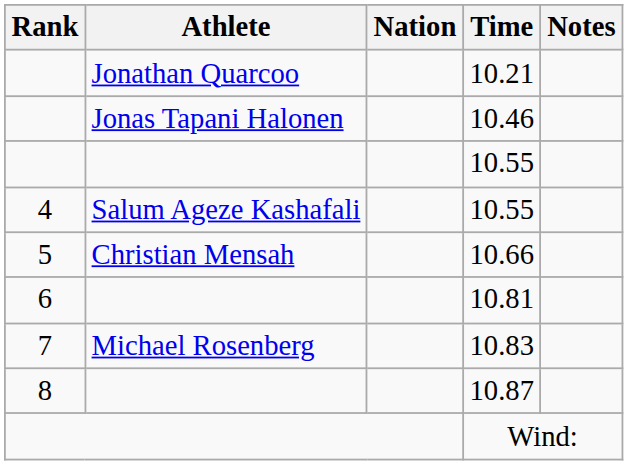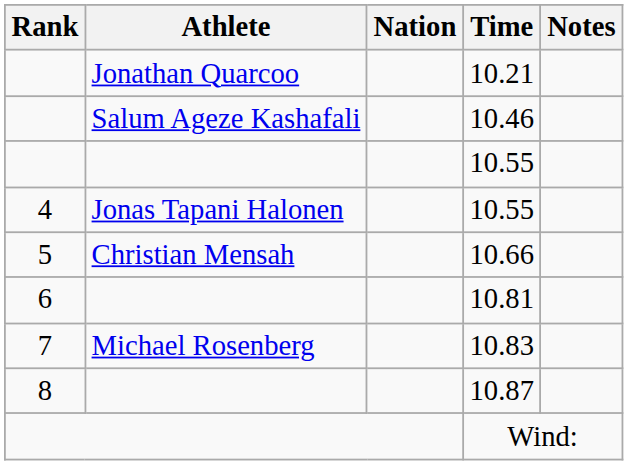(218, 118) Jonas Tapani Halonen -> (226, 118) Salum Ageze Kashafali
(226, 208) Salum Ageze Kashafali -> (218, 208) Jonas Tapani Halonen
